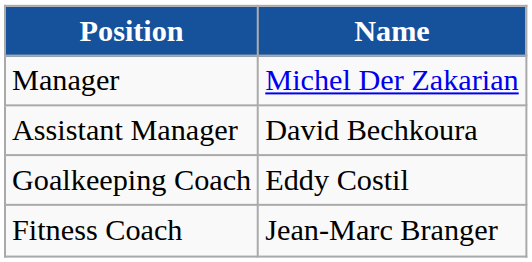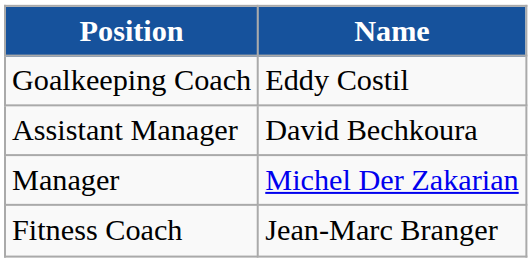rows swapped: (66, 80) <-> (132, 180)
